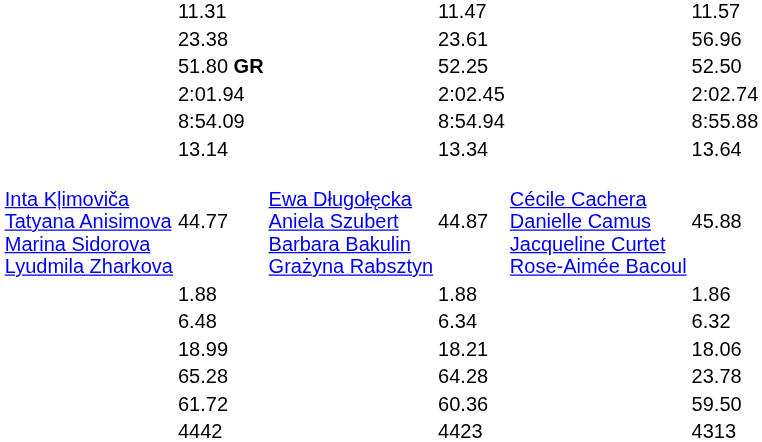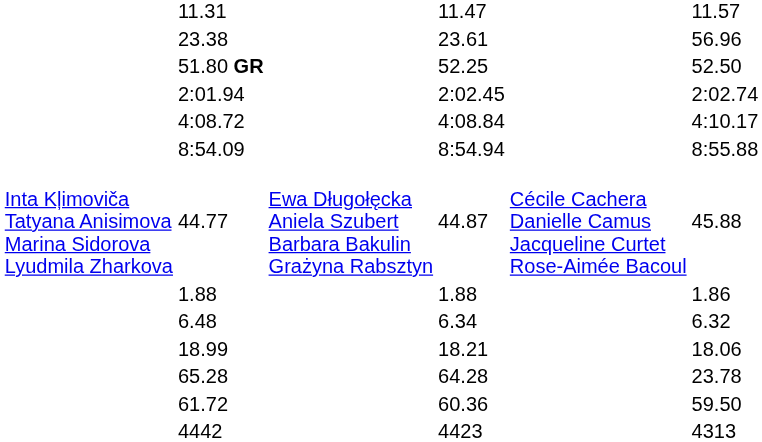+ row: (211, 121)
- row: (203, 149)
